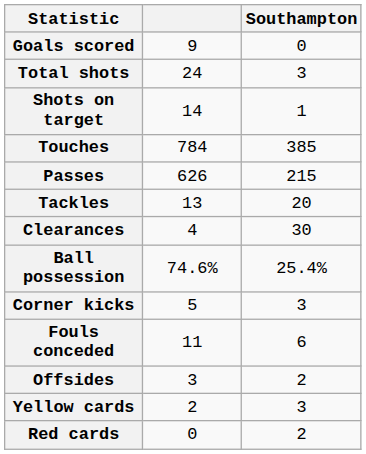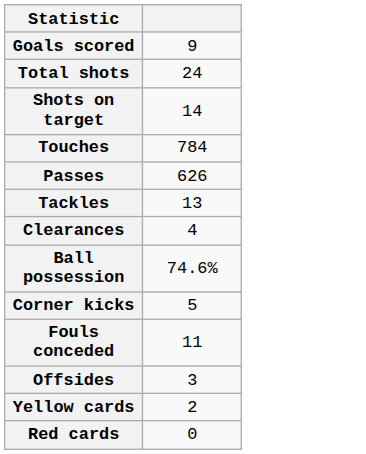- column: (302, 18)
